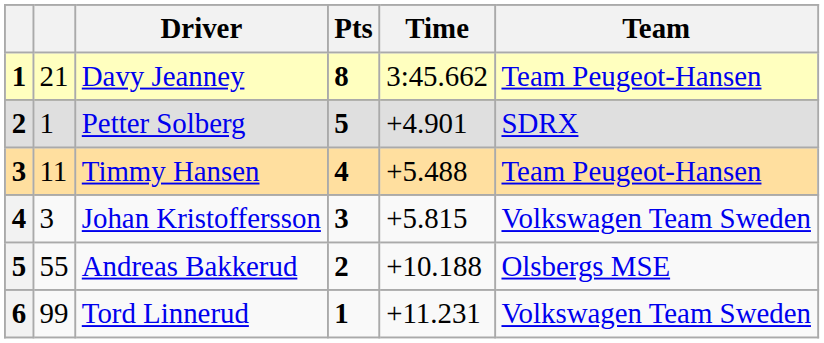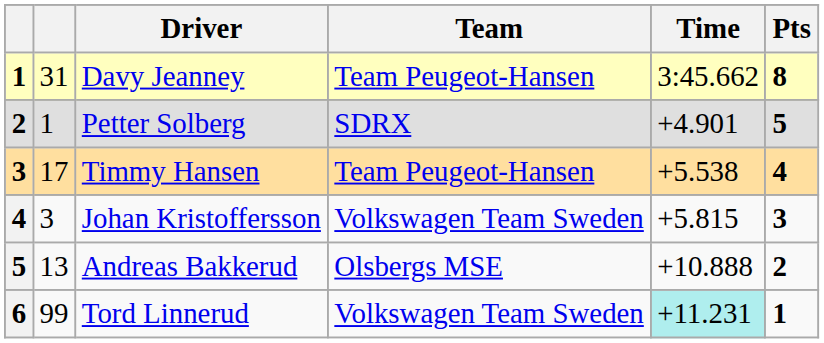columns swapped: (656, 28) <-> (354, 28)
(54, 76) 21 -> (54, 76) 31
(53, 171) 11 -> (54, 171) 17
(427, 171) +5.488 -> (698, 171) +5.538
(54, 266) 55 -> (54, 266) 13
(434, 266) +10.188 -> (705, 266) +10.888
(434, 314) no background -> (705, 314) paleturquoise background
